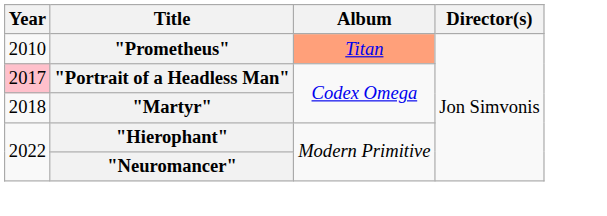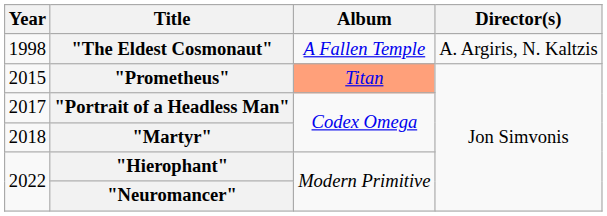+ row: (172, 48)
(27, 48) 2010 -> (27, 78) 2015
(27, 78) pink background -> (27, 107) no background
